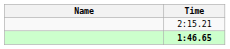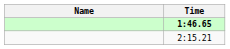rows swapped: (194, 38) <-> (194, 24)
